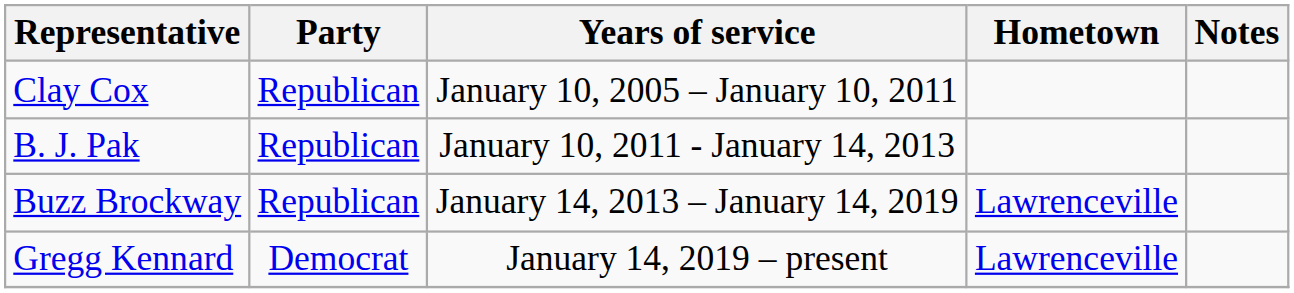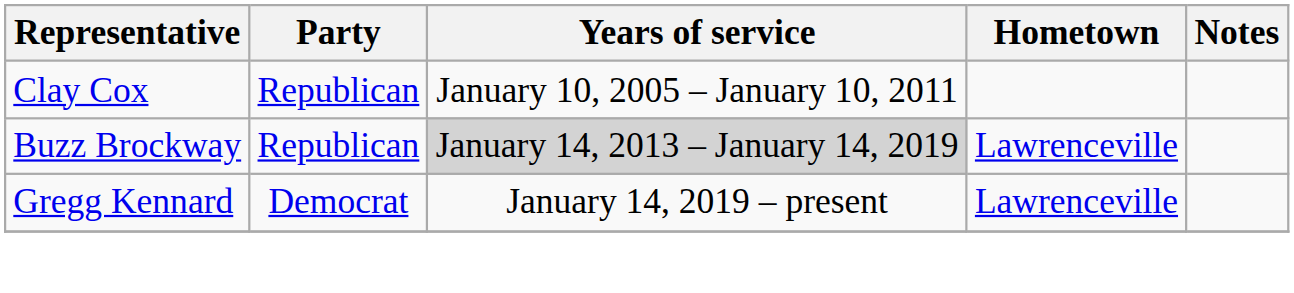- row: (76, 145)
(697, 201) no background -> (697, 145) lightgrey background
